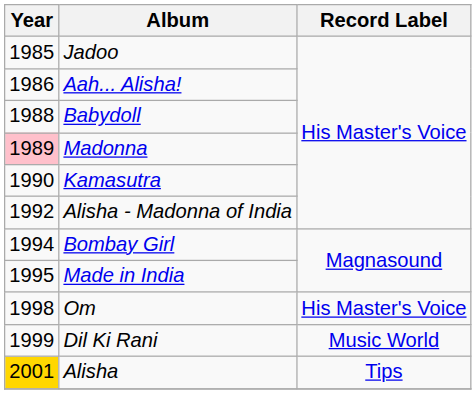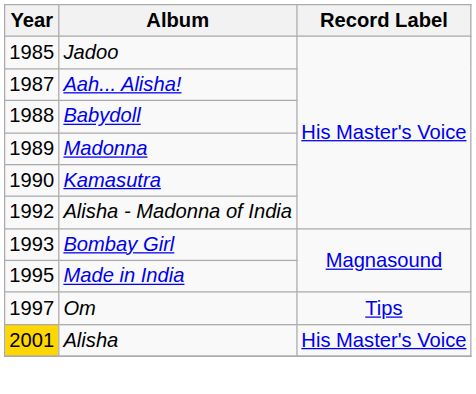(32, 84) 1986 -> (32, 84) 1987
(32, 148) pink background -> (32, 148) no background
(32, 244) 1994 -> (32, 244) 1993
(32, 308) 1998 -> (32, 308) 1997
(384, 308) His Master's Voice -> (384, 308) Tips
- row: (110, 340)
(384, 372) Tips -> (384, 340) His Master's Voice
